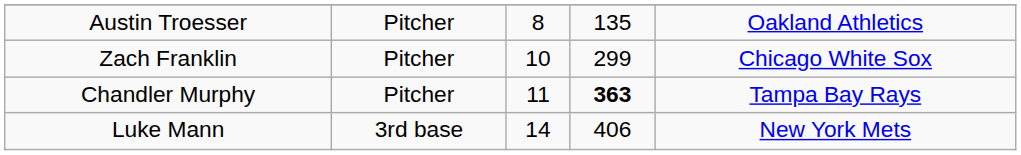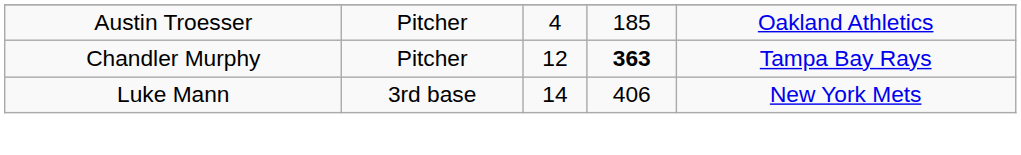(538, 22) 8 -> (555, 22) 4
(612, 22) 135 -> (632, 22) 185
- row: (168, 58)
(538, 94) 11 -> (555, 58) 12
